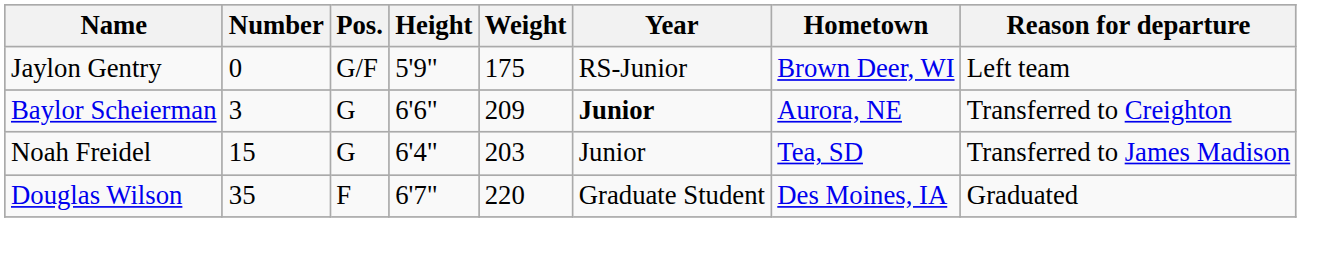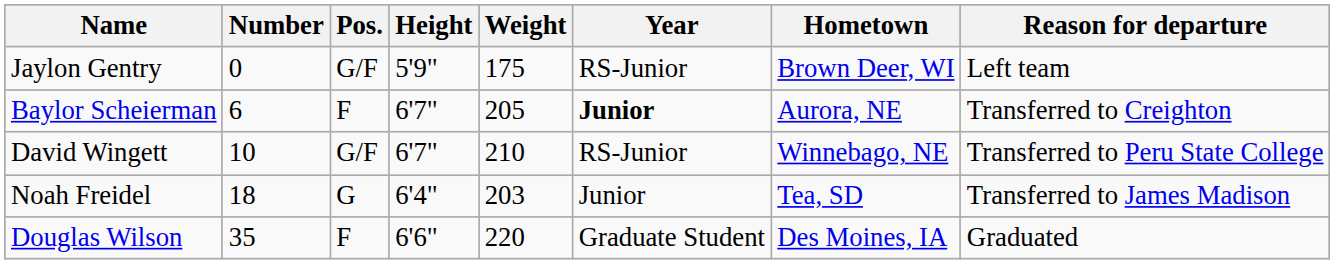(236, 110) 3 -> (236, 110) 6
(346, 110) G -> (344, 110) F
(416, 110) 6'6" -> (416, 110) 6'7"
(505, 110) 209 -> (505, 110) 205
+ row: (89, 152)
(242, 152) 15 -> (242, 195) 18
(416, 195) 6'7" -> (416, 237) 6'6"
